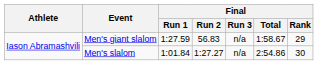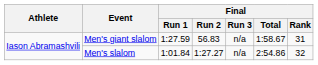(300, 39) 29 -> (300, 39) 31
(300, 53) 30 -> (300, 53) 32
